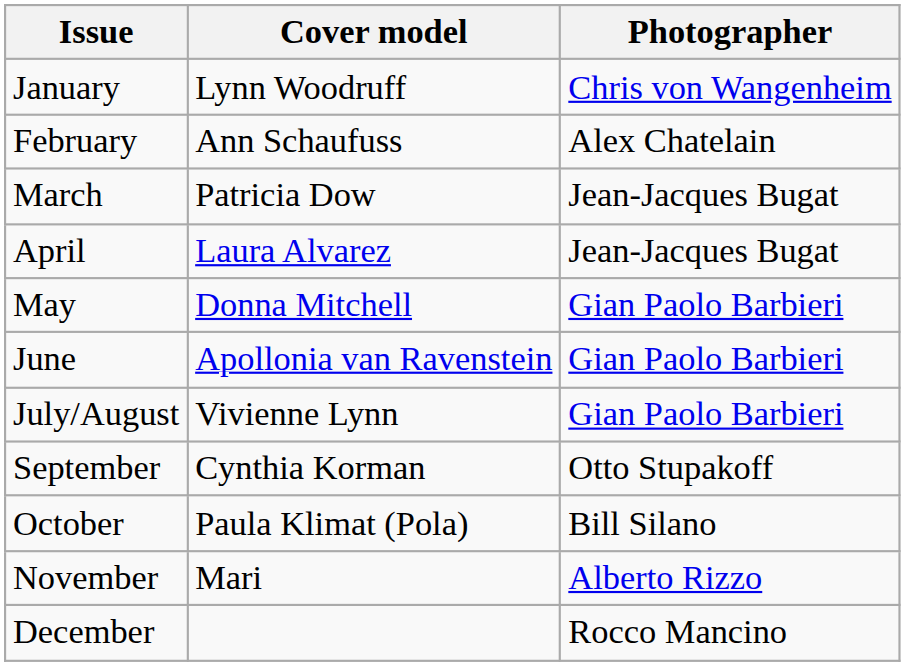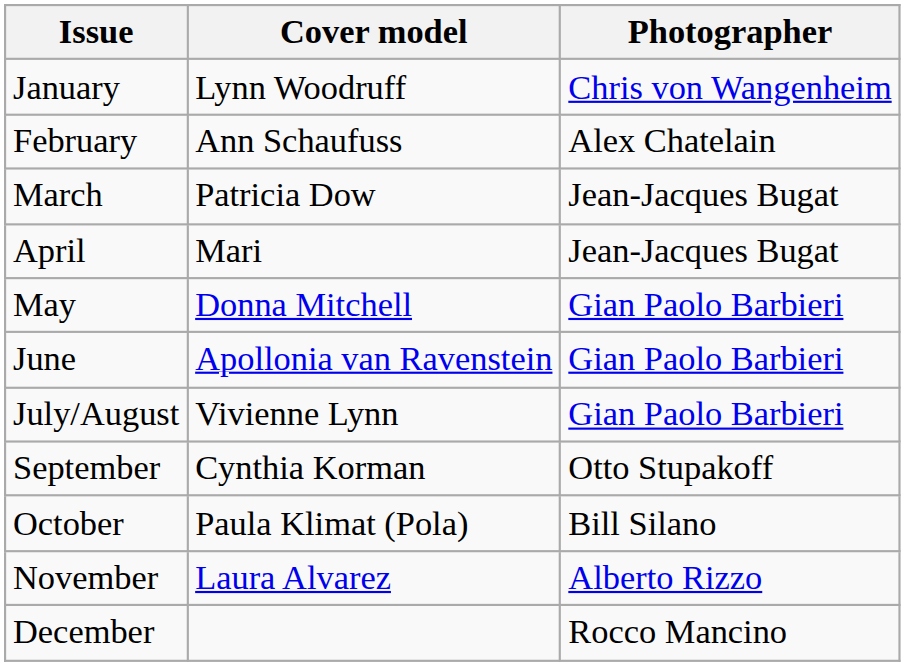(293, 250) Laura Alvarez -> (229, 250) Mari
(229, 577) Mari -> (293, 577) Laura Alvarez
